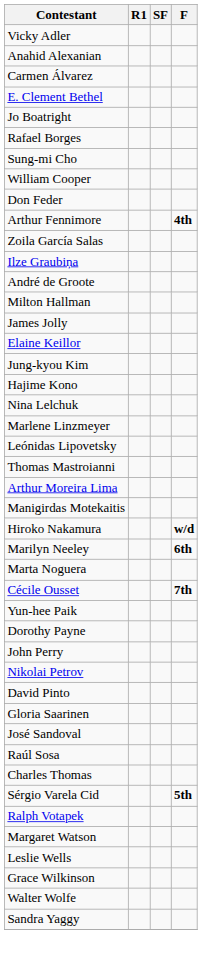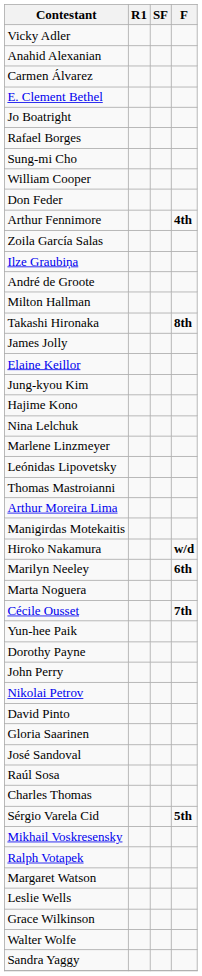+ row: (53, 323)
+ row: (65, 836)
